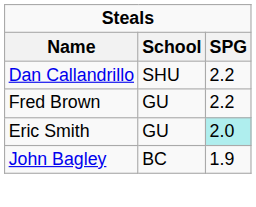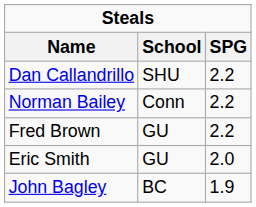+ row: (67, 103)
(222, 131) paleturquoise background -> (222, 159) no background
